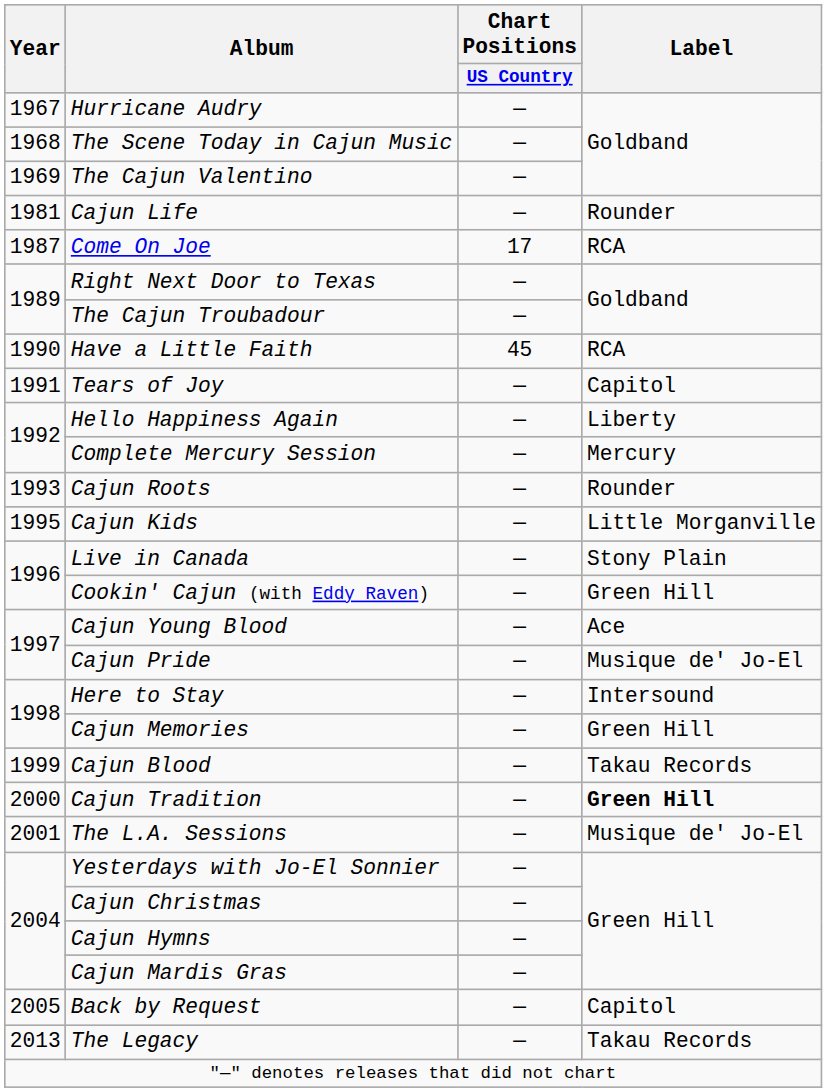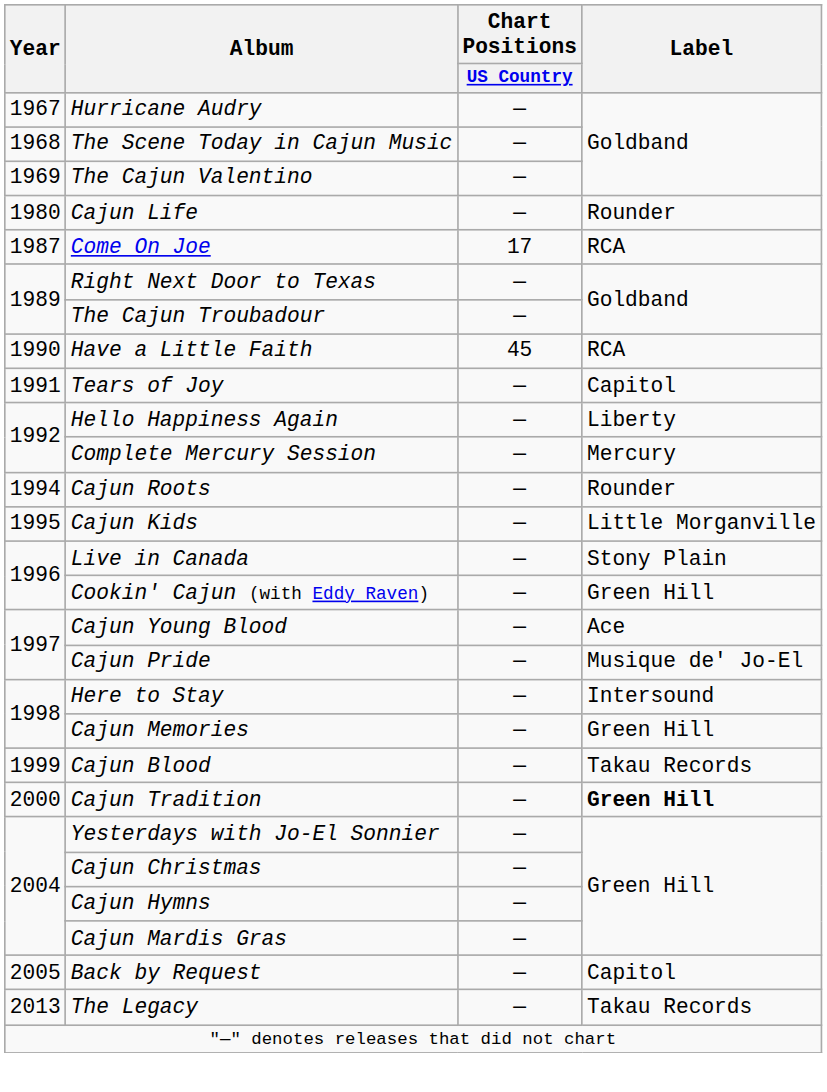(35, 213) 1981 -> (35, 213) 1980
(35, 489) 1993 -> (35, 489) 1994
- row: (179, 835)
